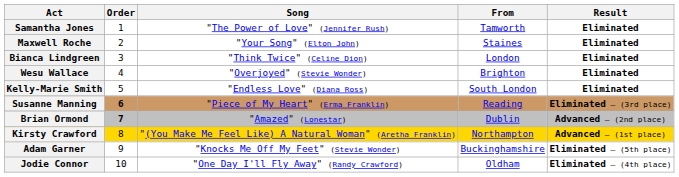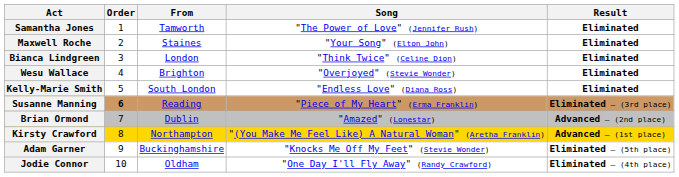columns swapped: (503, 12) <-> (298, 12)
(121, 119) bold -> (121, 119) normal
